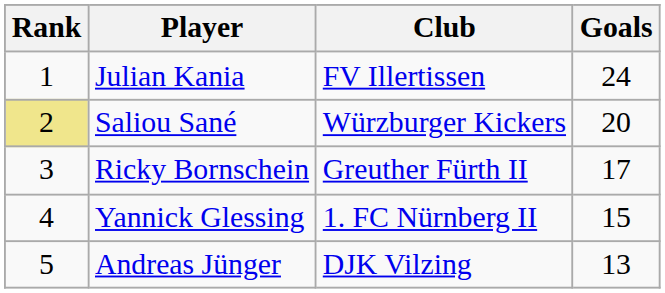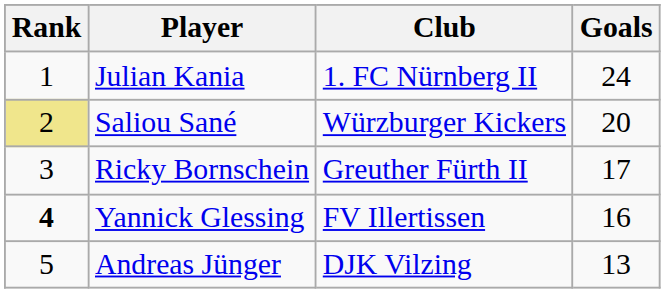(404, 75) FV Illertissen -> (430, 75) 1. FC Nürnberg II
(47, 216) normal -> (47, 216) bold
(430, 216) 1. FC Nürnberg II -> (404, 216) FV Illertissen
(616, 216) 15 -> (616, 216) 16
